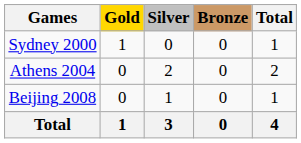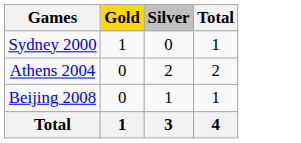- column: (223, 17)
